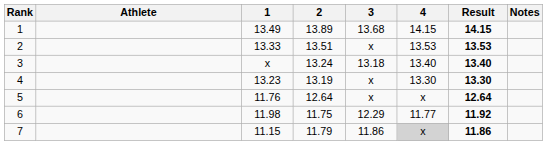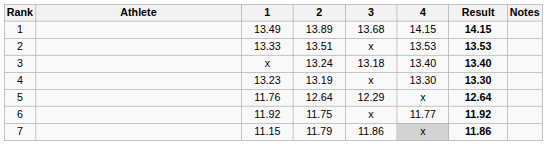(371, 98) x -> (371, 98) 12.29
(267, 115) 11.98 -> (267, 115) 11.92
(371, 115) 12.29 -> (371, 115) x
